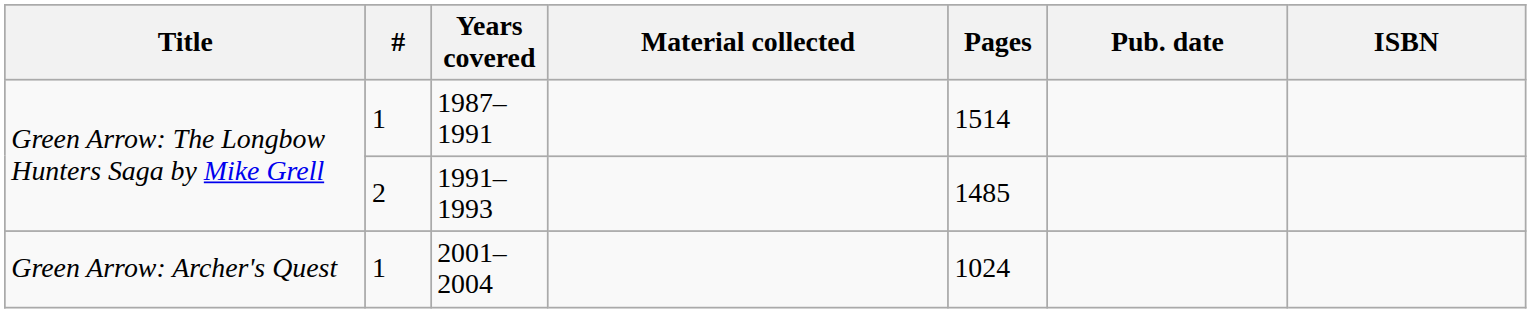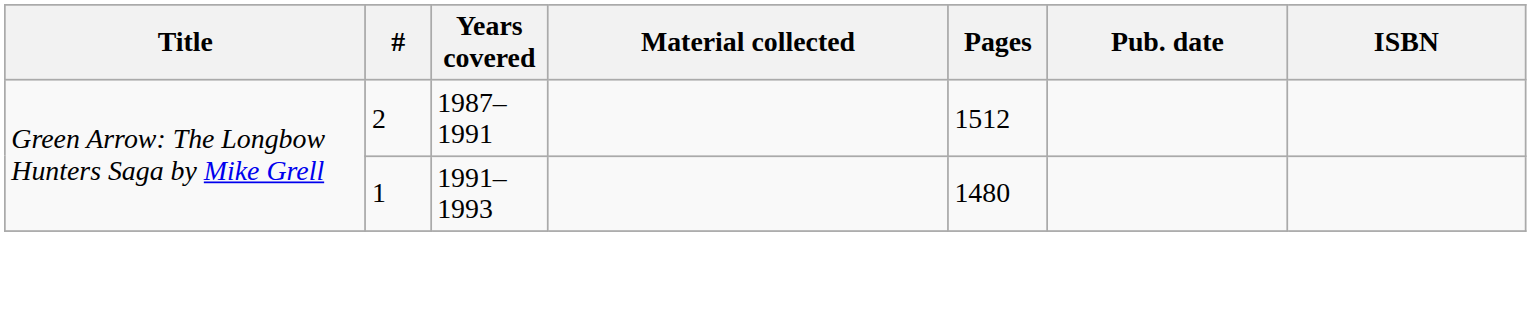(379, 117) 1 -> (379, 117) 2
(982, 117) 1514 -> (982, 117) 1512
(379, 193) 2 -> (379, 193) 1
(982, 193) 1485 -> (982, 193) 1480
- row: (472, 268)
